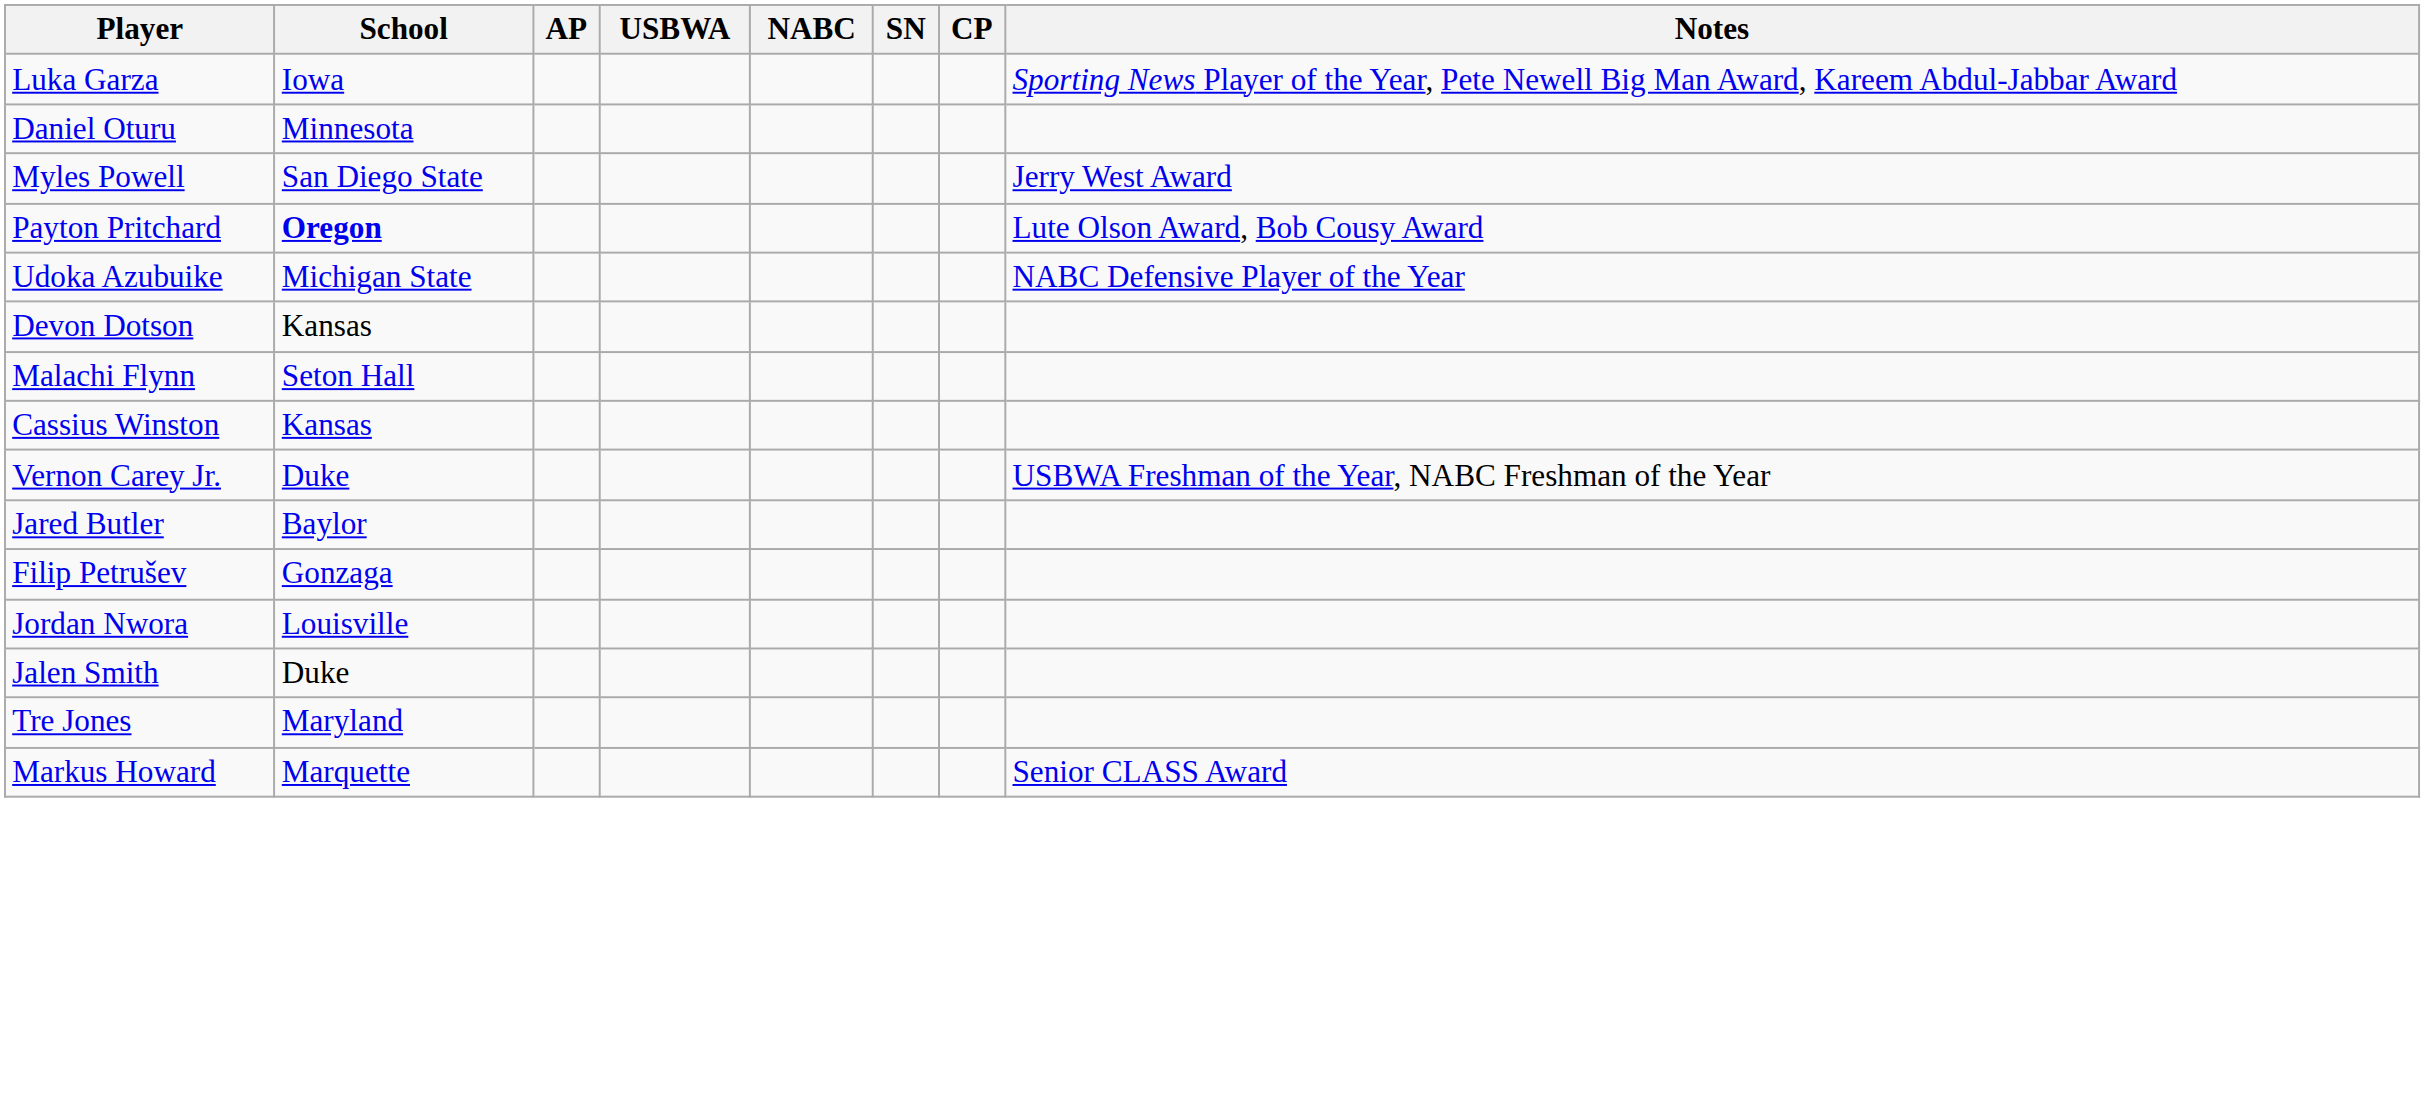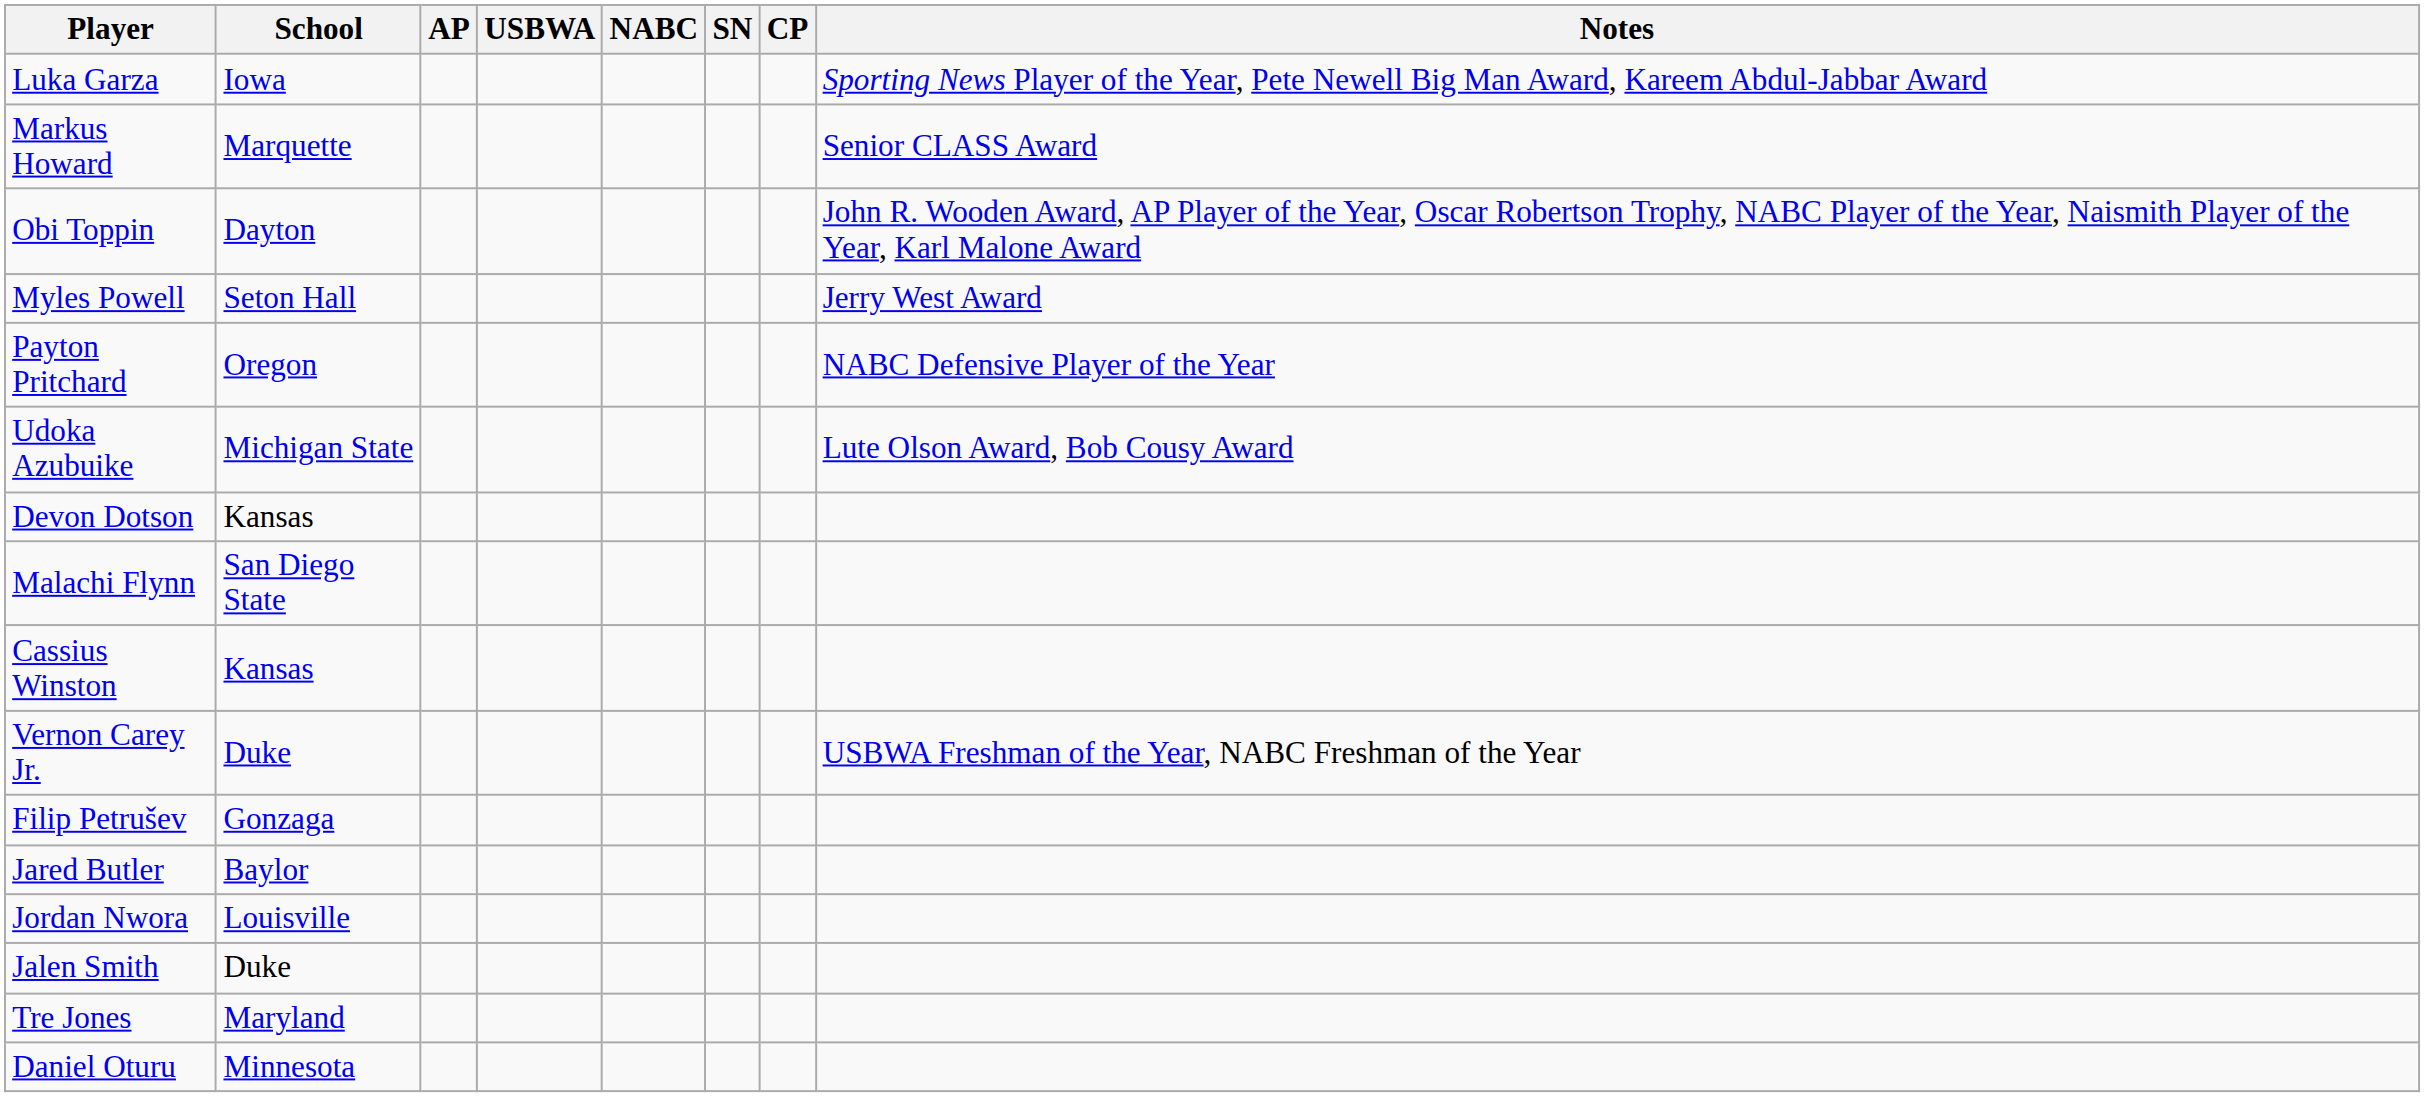rows swapped: (114, 771) <-> (94, 128)
+ row: (83, 230)
(382, 177) San Diego State -> (290, 297) Seton Hall
(332, 227) bold -> (270, 364) normal
(1248, 227) Lute Olson Award, Bob Cousy Award -> (1049, 364) NABC Defensive Player of the Year
(1239, 276) NABC Defensive Player of the Year -> (1058, 448) Lute Olson Award, Bob Cousy Award
(348, 375) Seton Hall -> (289, 583) San Diego State
rows swapped: (99, 573) <-> (88, 524)
